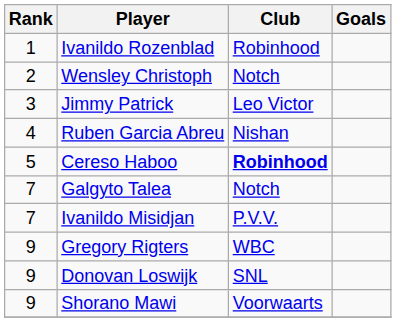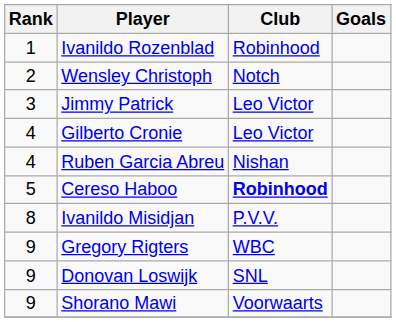+ row: (122, 133)
- row: (116, 190)
(31, 218) 7 -> (31, 218) 8
